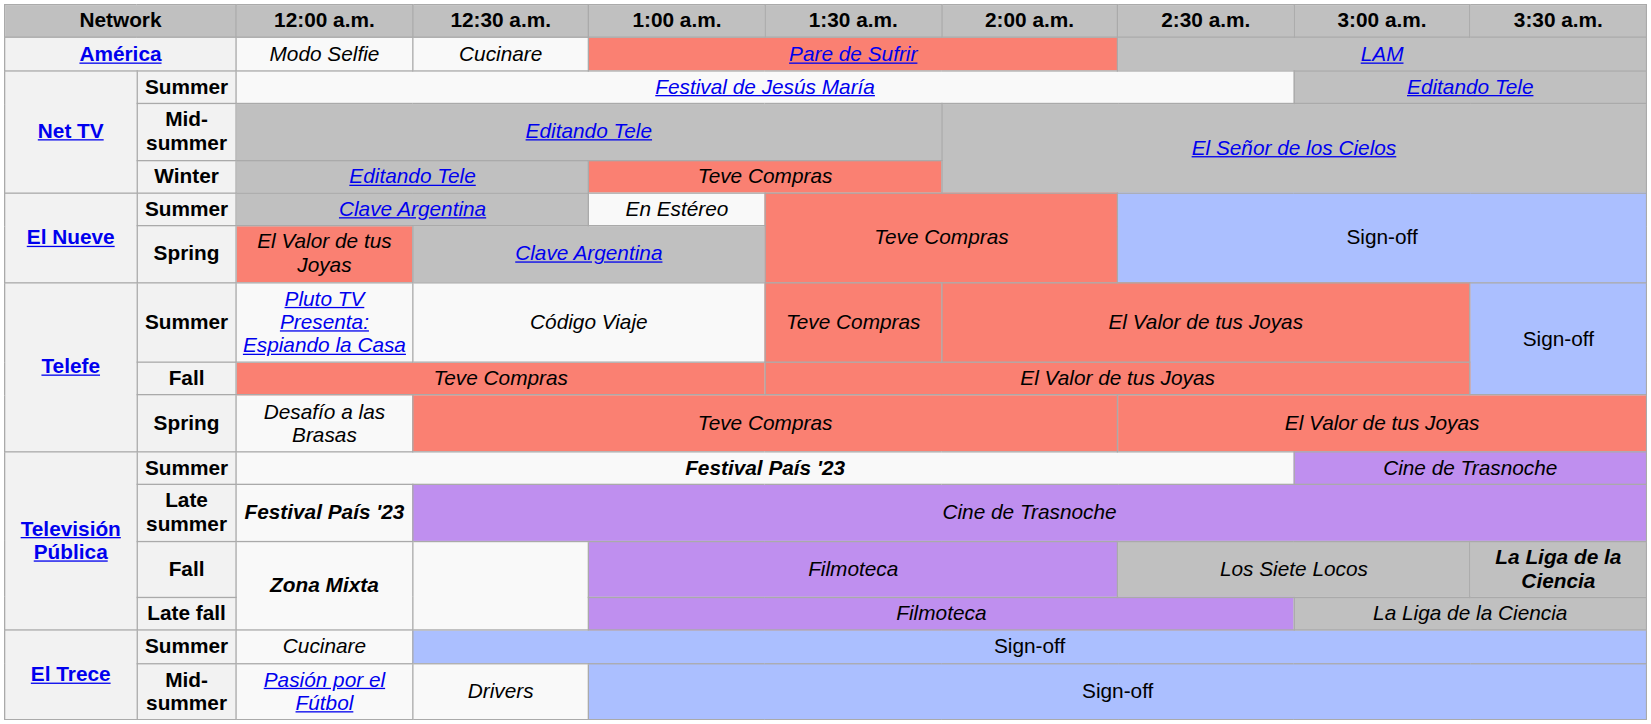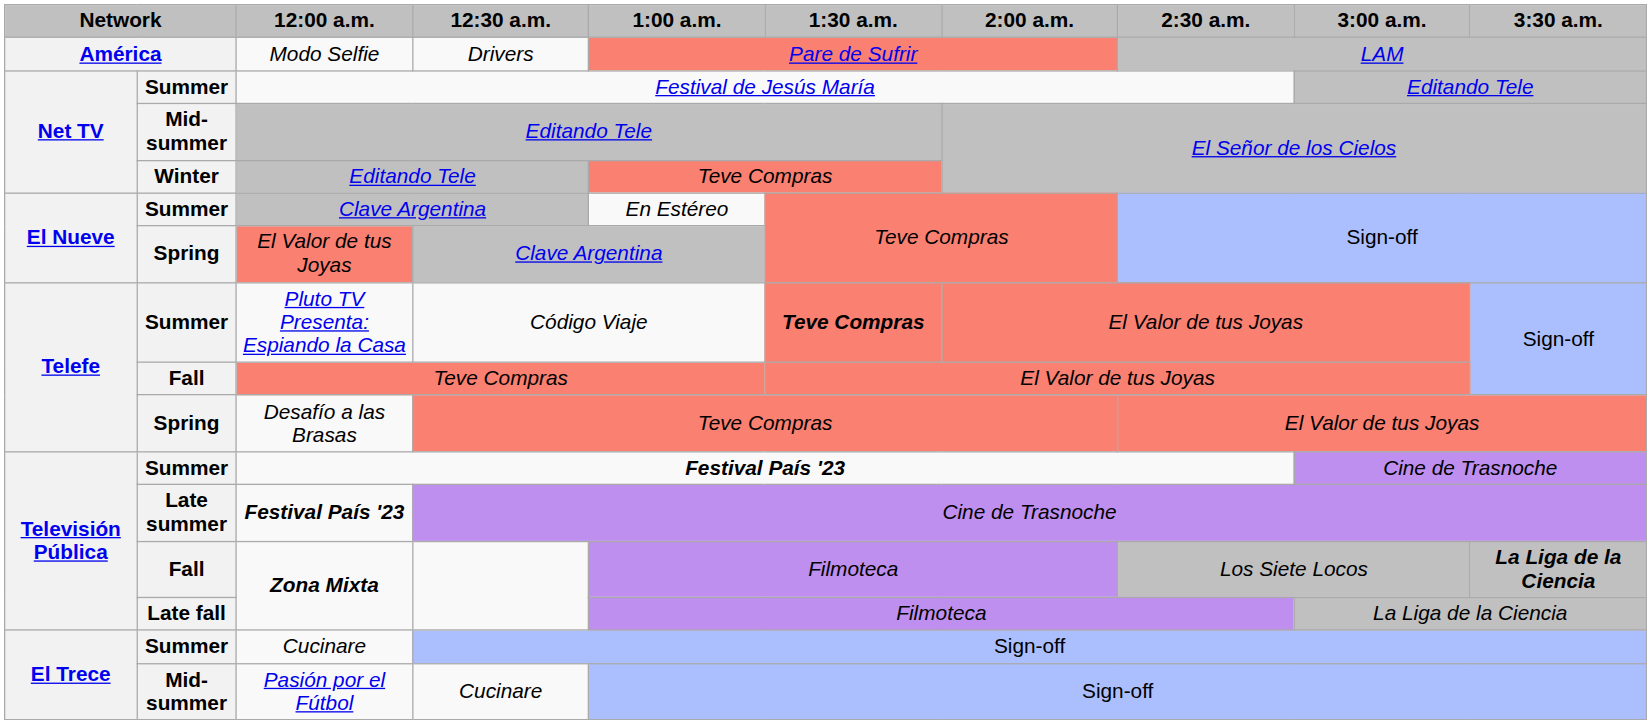(501, 53) Cucinare -> (501, 53) Drivers
(853, 322) normal -> (853, 322) bold
(501, 691) Drivers -> (501, 691) Cucinare
